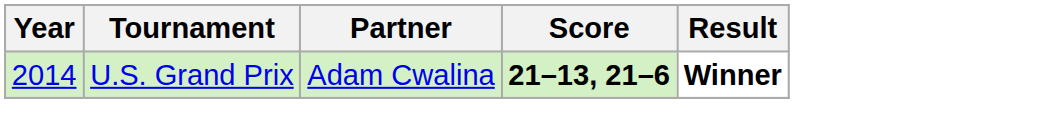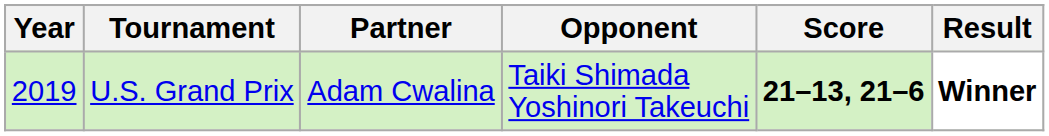+ column: (629, 28)
(44, 74) 2014 -> (44, 90) 2019
